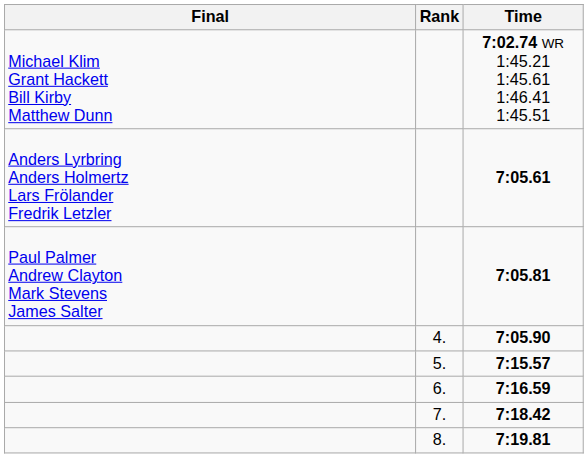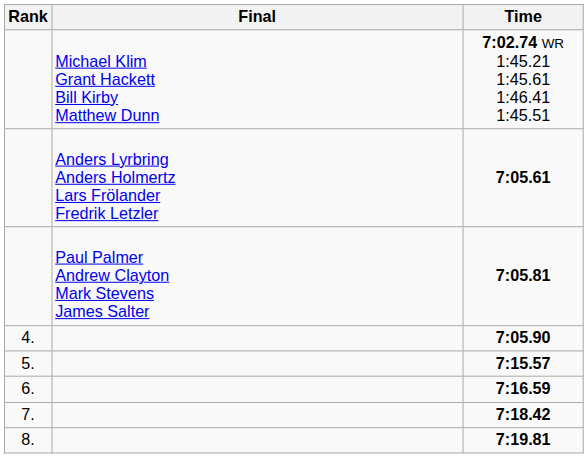columns swapped: (439, 17) <-> (210, 17)
